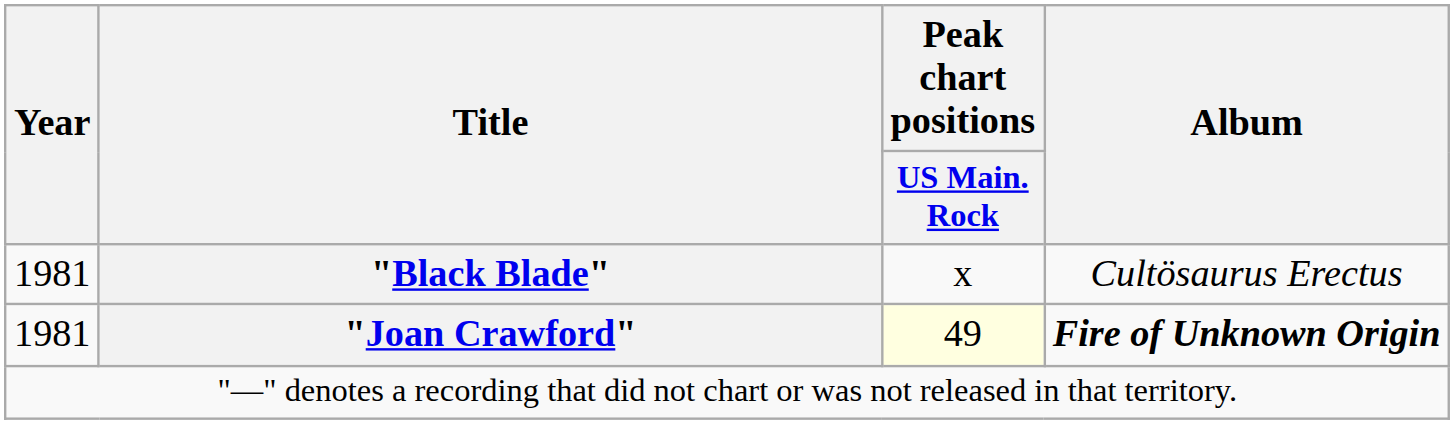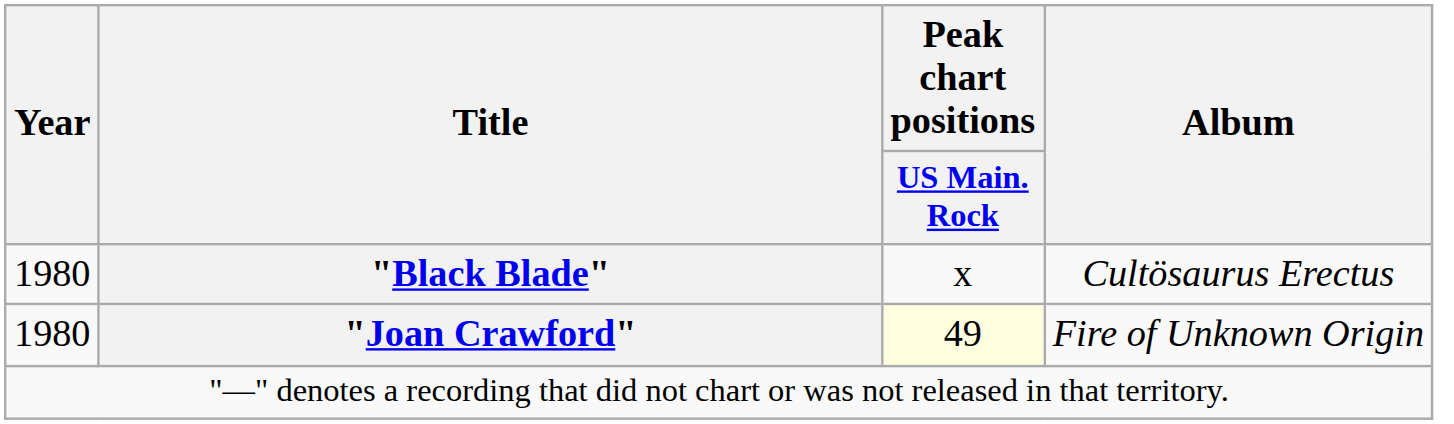(52, 273) 1981 -> (52, 273) 1980
(52, 334) 1981 -> (52, 334) 1980
(1247, 334) bold -> (1238, 334) normal
